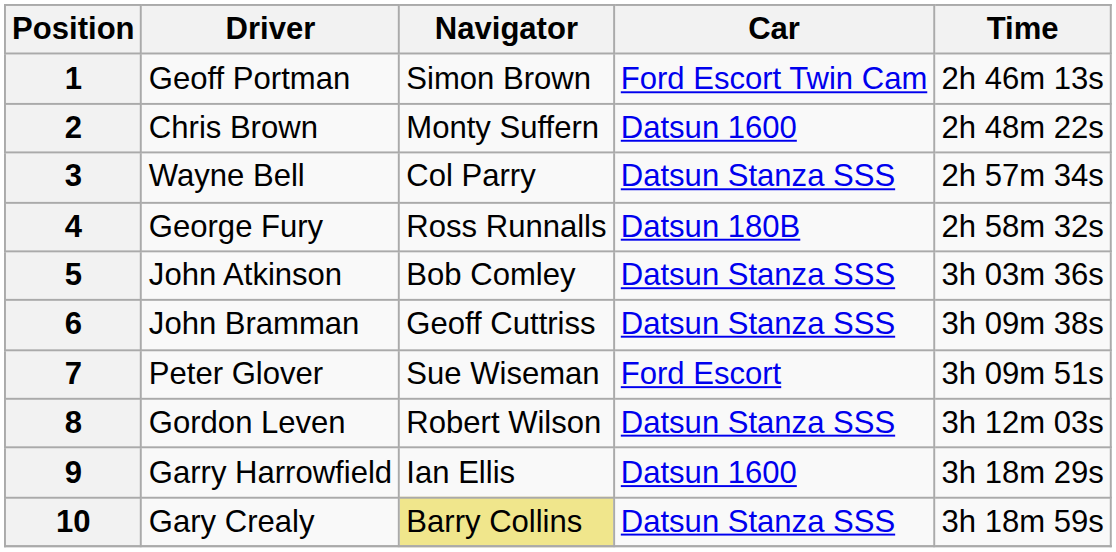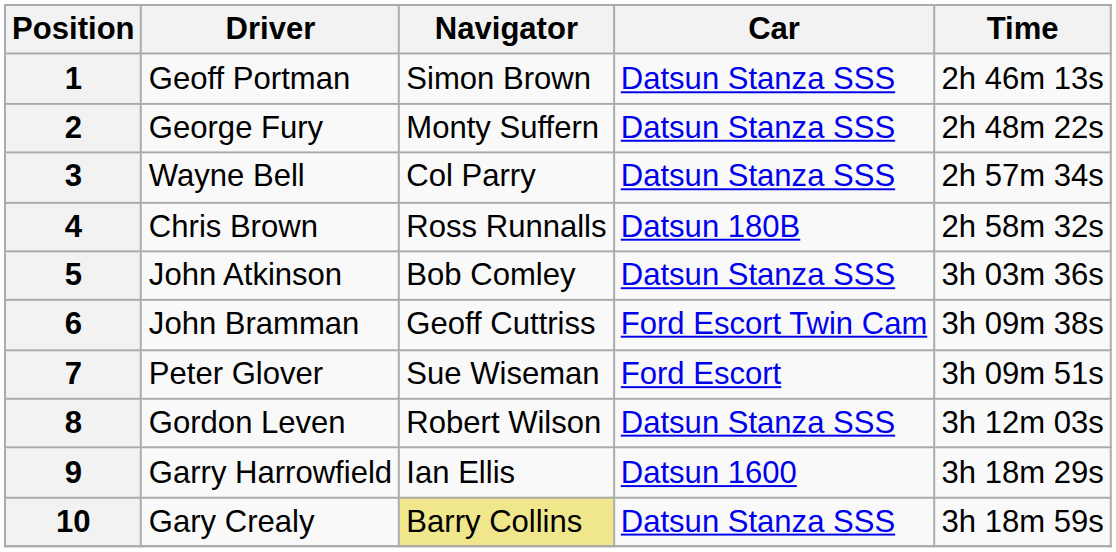(774, 78) Ford Escort Twin Cam -> (758, 78) Datsun Stanza SSS
(233, 127) Chris Brown -> (236, 127) George Fury
(709, 127) Datsun 1600 -> (758, 127) Datsun Stanza SSS
(236, 226) George Fury -> (233, 226) Chris Brown
(758, 324) Datsun Stanza SSS -> (774, 324) Ford Escort Twin Cam
